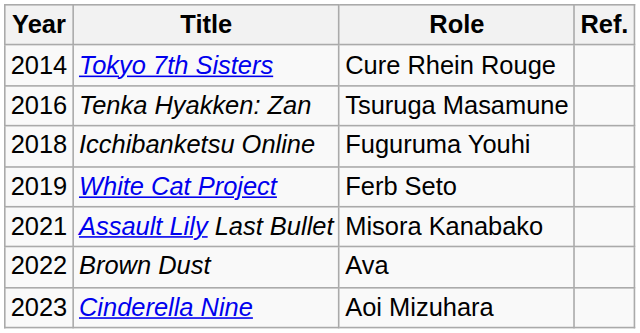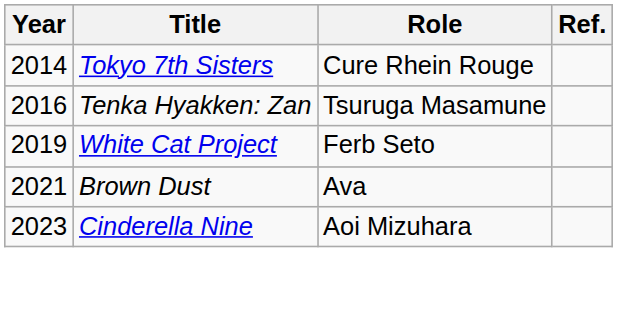- row: (197, 145)
- row: (206, 226)
(39, 266) 2022 -> (39, 186) 2021
